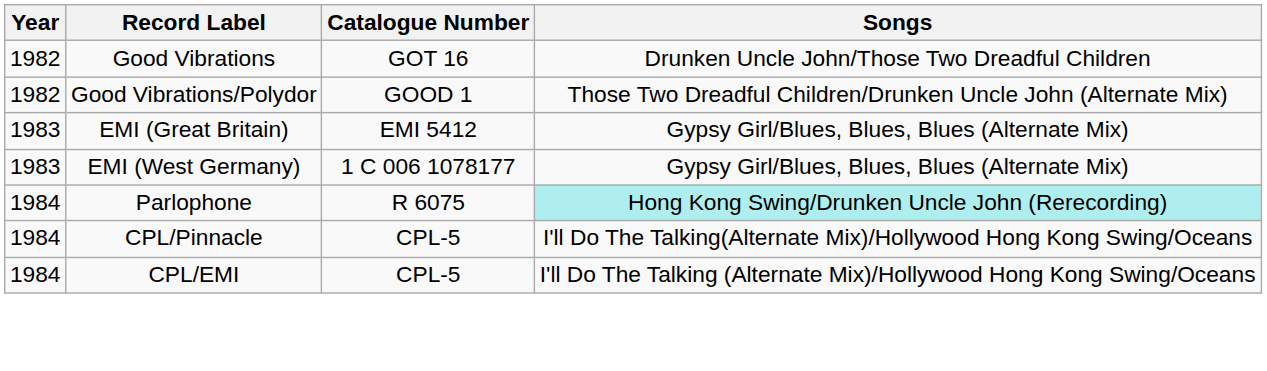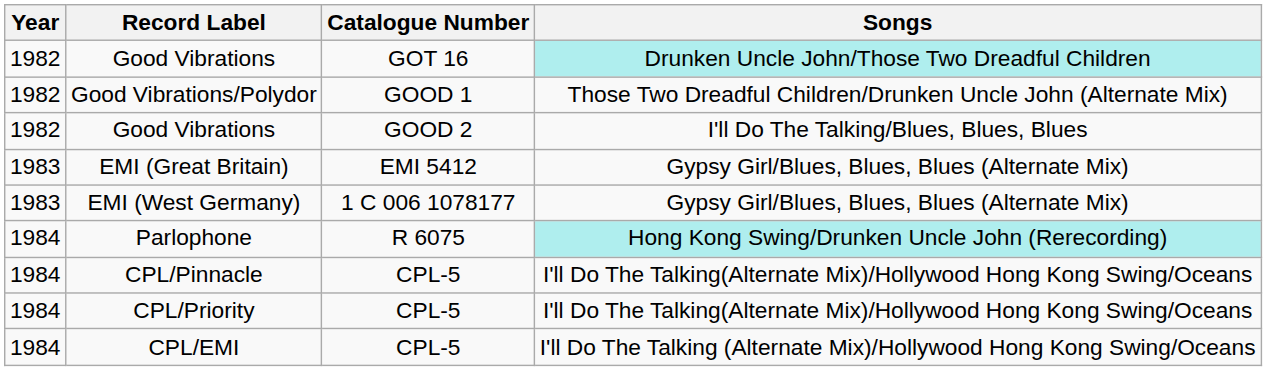(898, 58) no background -> (898, 58) paleturquoise background
+ row: (194, 130)
+ row: (194, 310)
